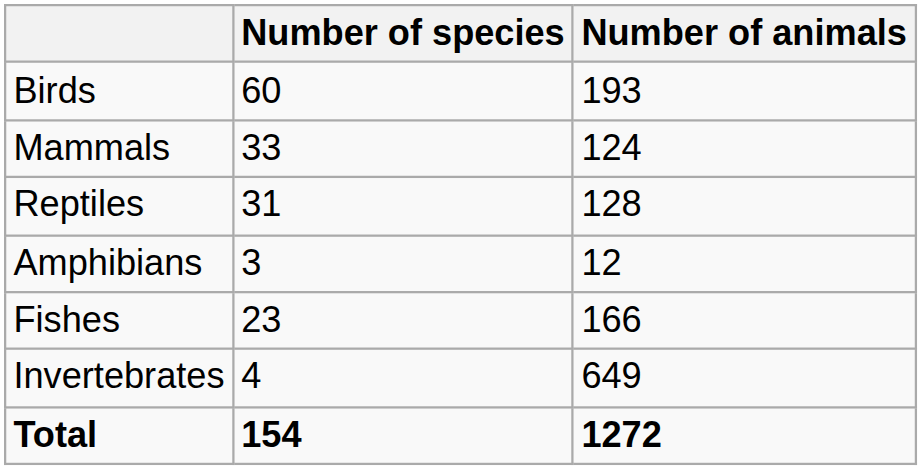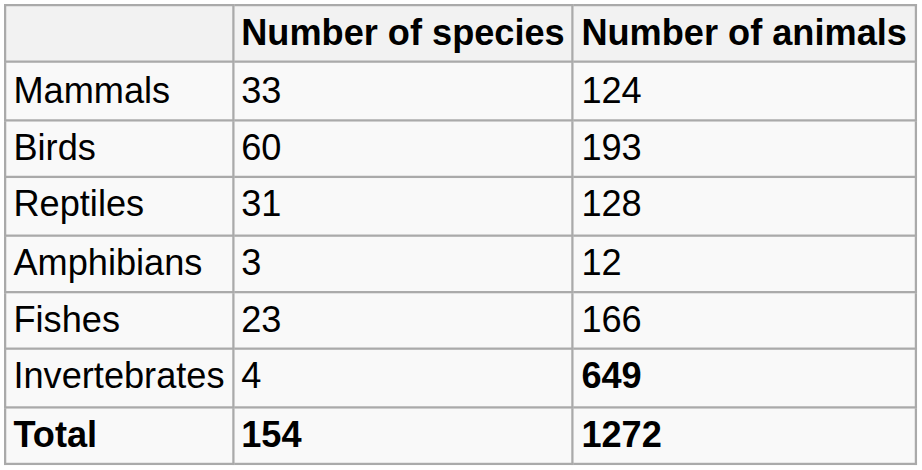rows swapped: (92, 147) <-> (55, 90)
(612, 377) normal -> (612, 377) bold
